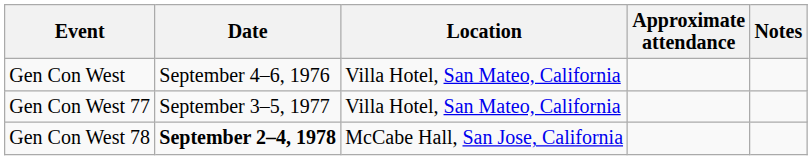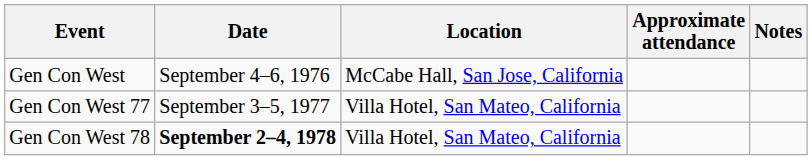(483, 74) Villa Hotel, San Mateo, California -> (484, 74) McCabe Hall, San Jose, California
(484, 138) McCabe Hall, San Jose, California -> (483, 138) Villa Hotel, San Mateo, California
